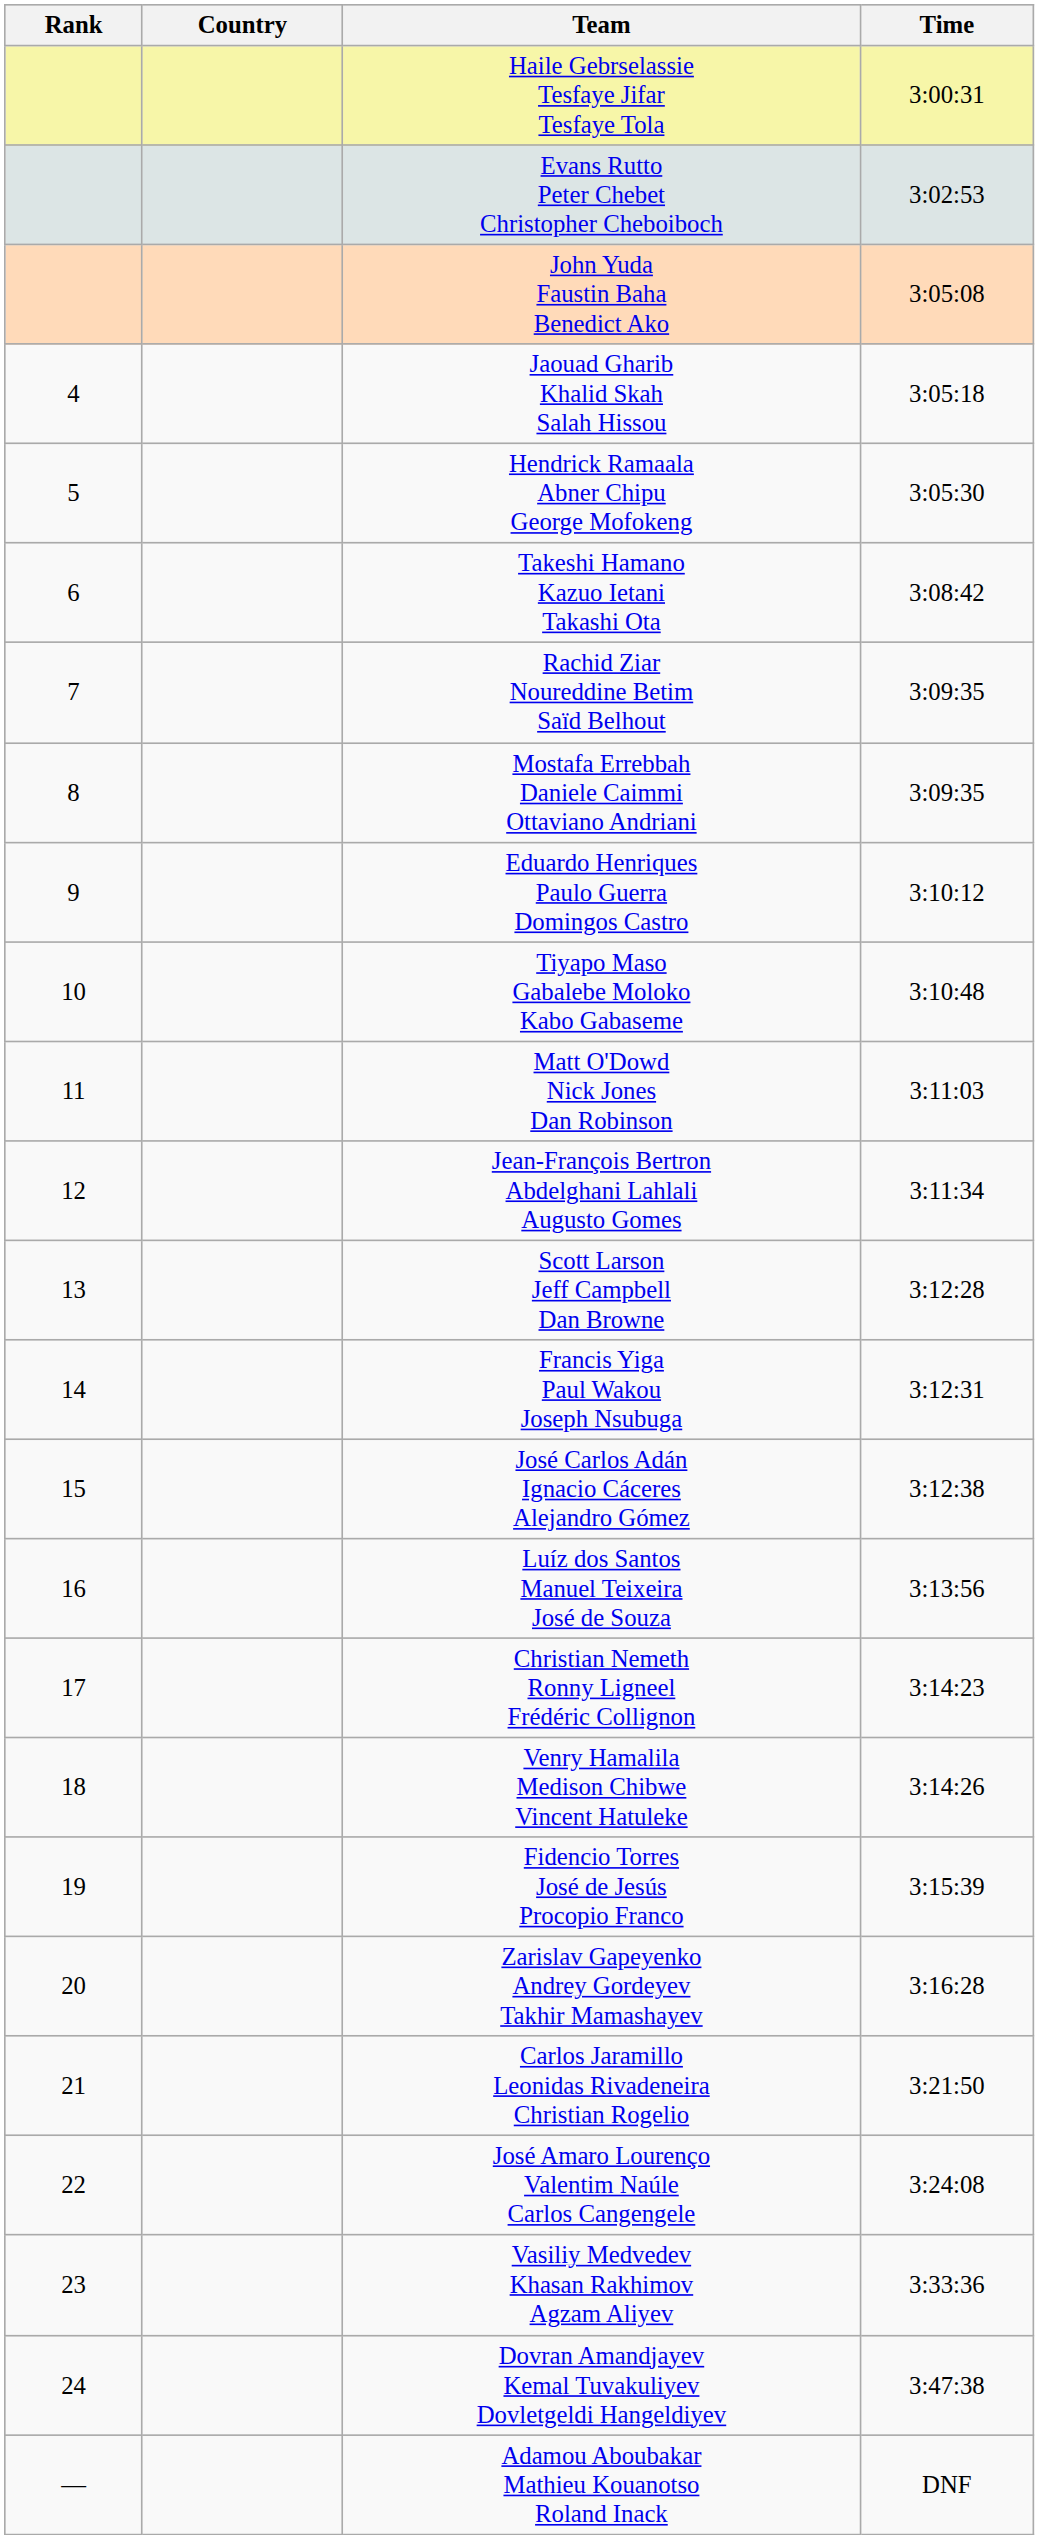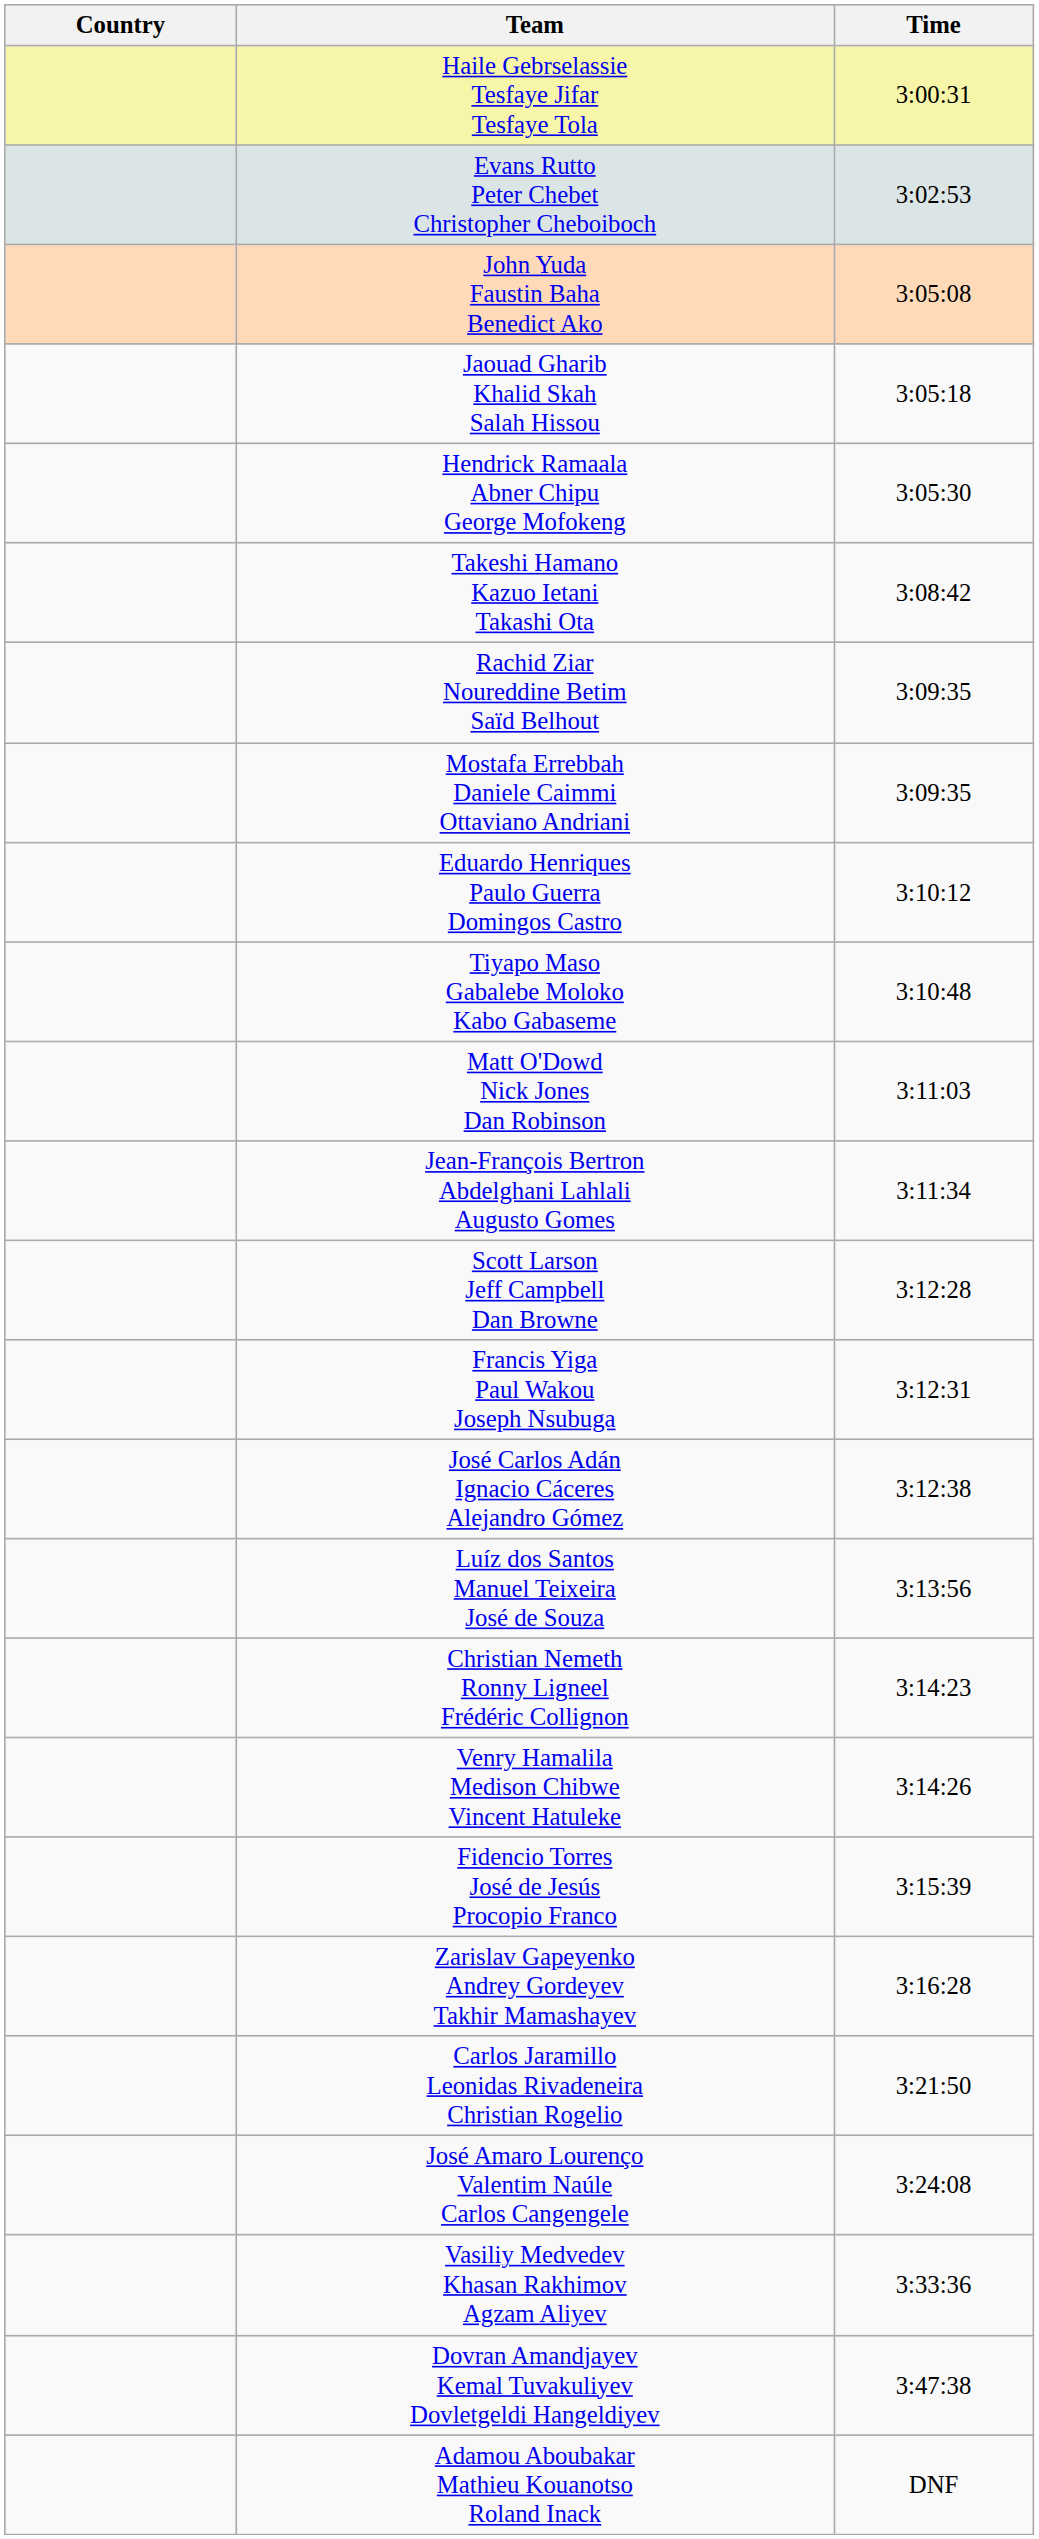- column: (74, 25)
